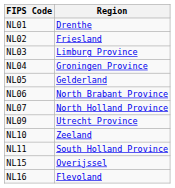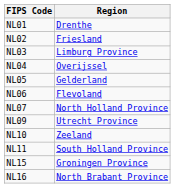(102, 66) Groningen Province -> (82, 66) Overijssel
(112, 94) North Brabant Province -> (79, 94) Flevoland
(82, 163) Overijssel -> (102, 163) Groningen Province
(79, 176) Flevoland -> (112, 176) North Brabant Province
